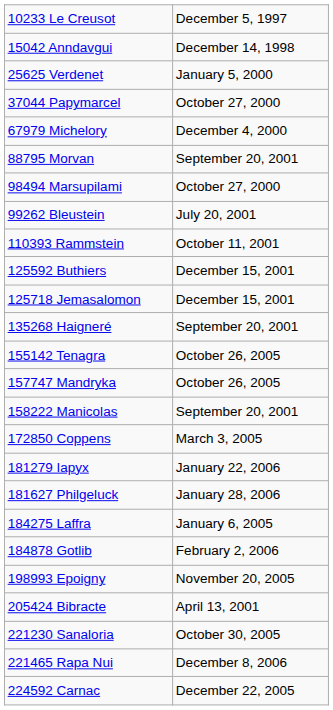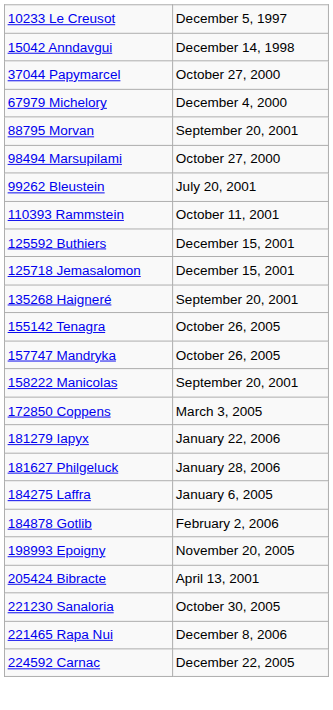- row: (55, 75)
